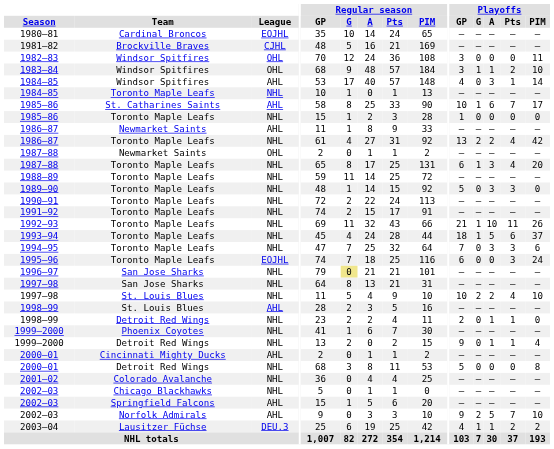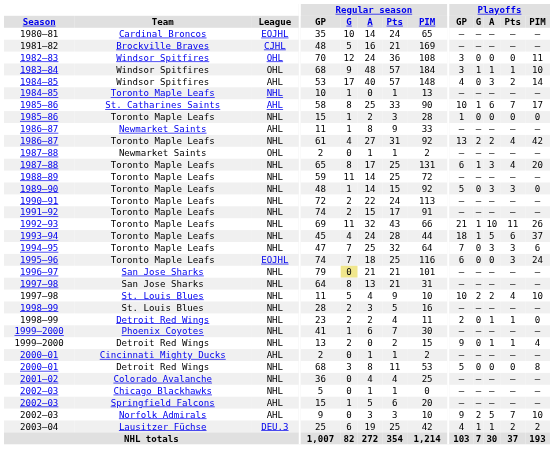(513, 69) 2 -> (513, 69) 1
(513, 81) 1 -> (513, 81) 2
(275, 307) AHL -> (275, 307) NHL
